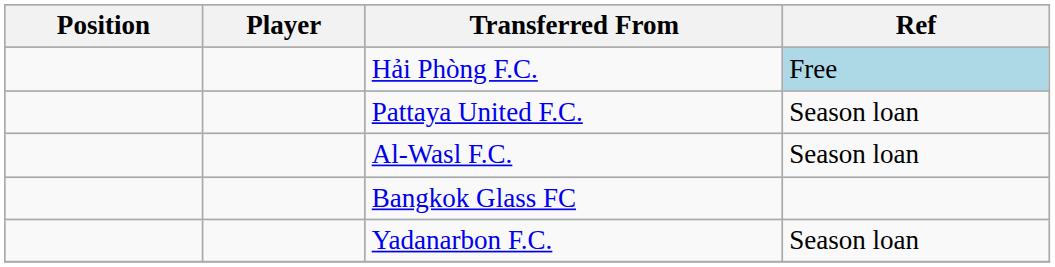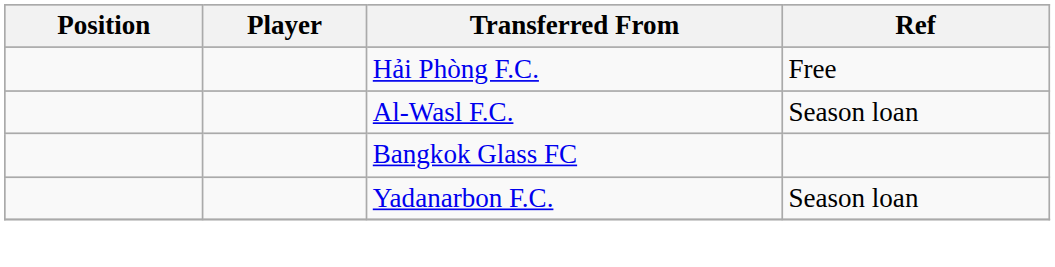(813, 68) lightblue background -> (813, 68) no background
- row: (477, 111)
